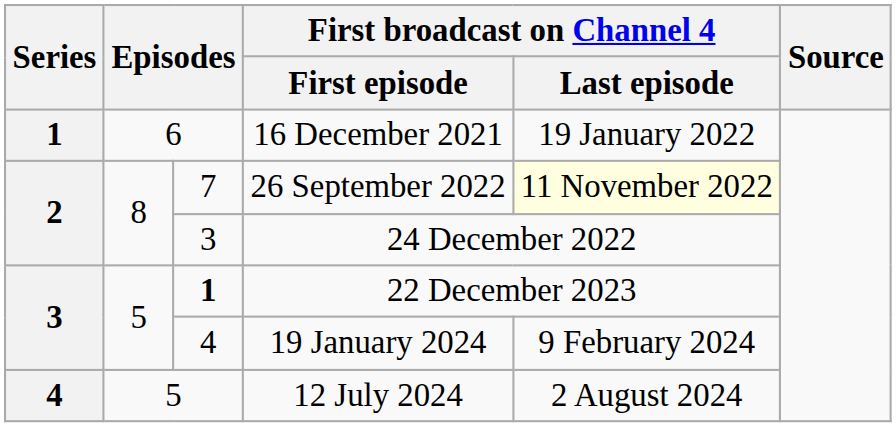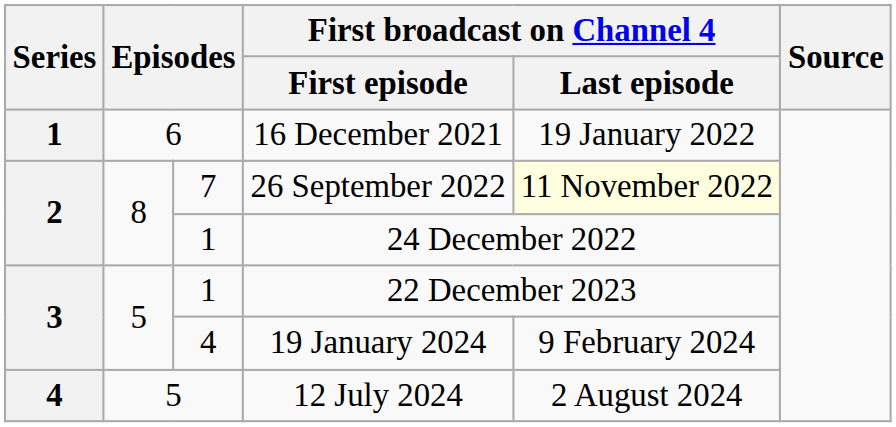(208, 238) 3 -> (208, 238) 1
(208, 290) bold -> (208, 290) normal
